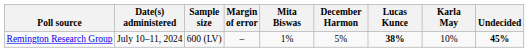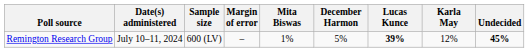(395, 39) 38% -> (395, 39) 39%
(449, 39) 10% -> (449, 39) 12%
